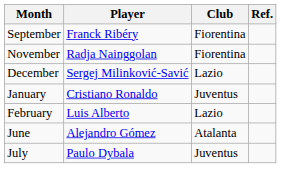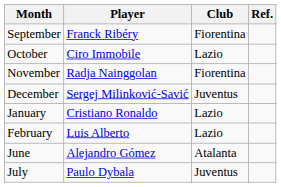+ row: (27, 53)
(208, 73) Lazio -> (216, 93) Juventus
(216, 93) Juventus -> (208, 113) Lazio
